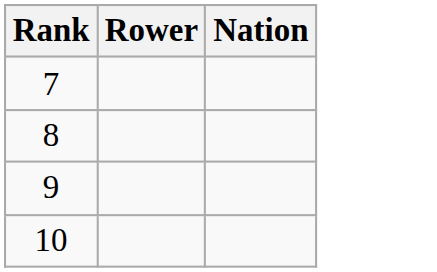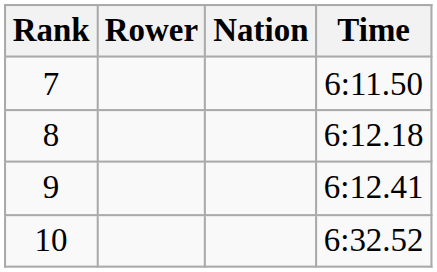+ column: (374, 30)
